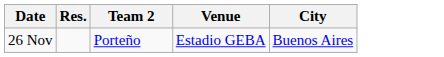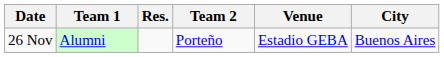+ column: (97, 16)
